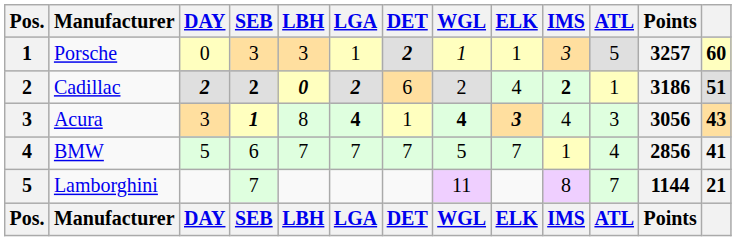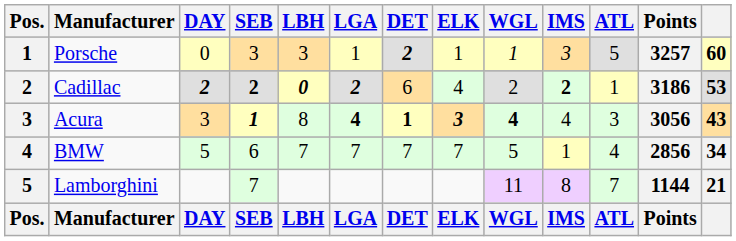columns swapped: (462, 20) <-> (517, 20)
(716, 86) 51 -> (716, 86) 53
(407, 119) normal -> (407, 119) bold
(716, 152) 41 -> (716, 152) 34
